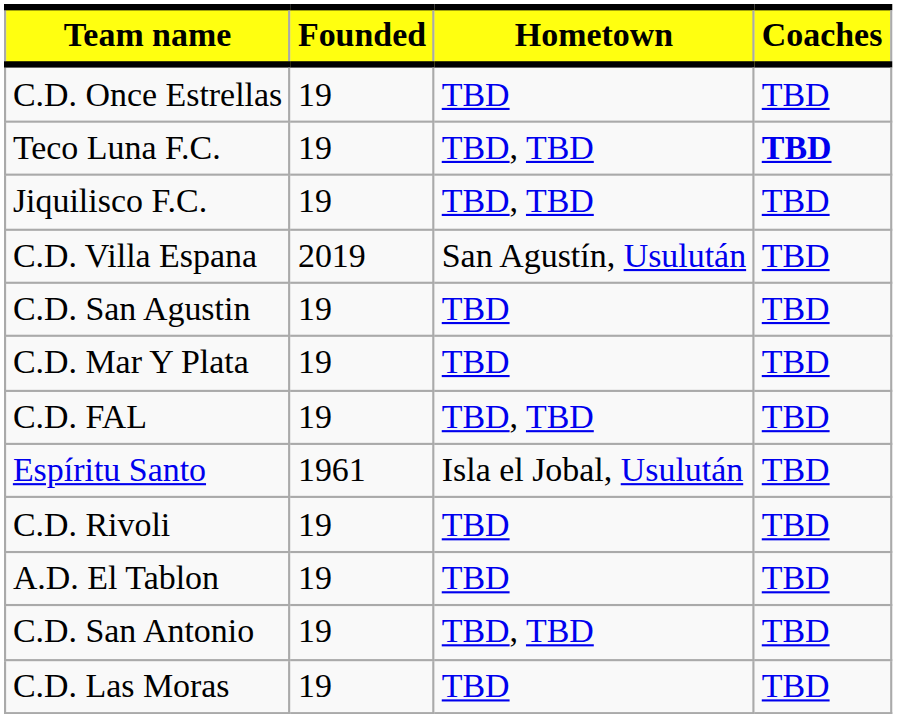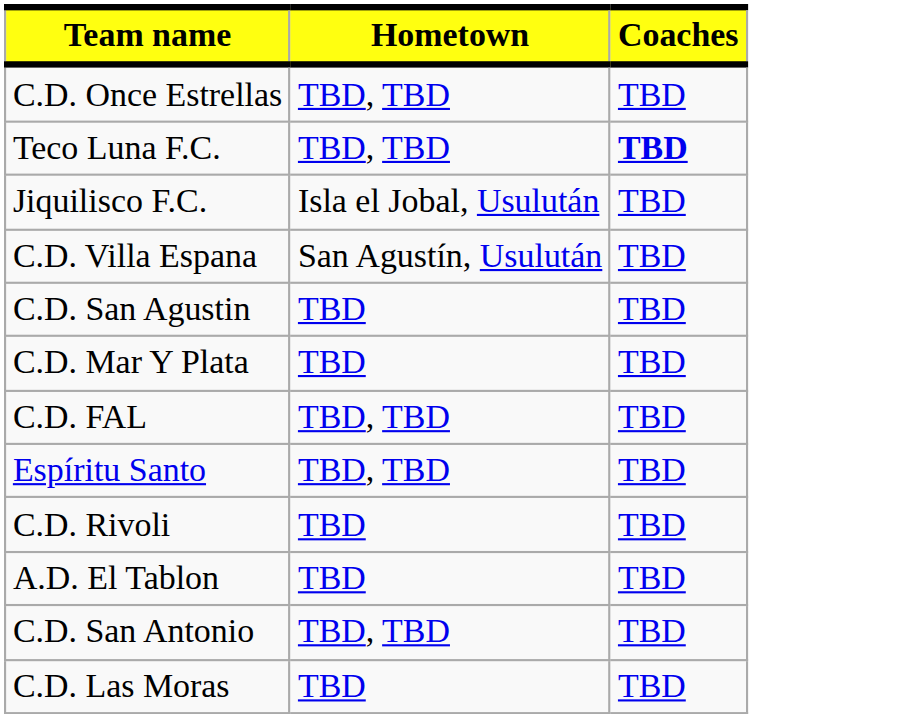- column: (362, 35)
(476, 93) TBD -> (374, 93) TBD, TBD
(518, 201) TBD, TBD -> (449, 201) Isla el Jobal, Usulután
(592, 470) Isla el Jobal, Usulután -> (374, 470) TBD, TBD
